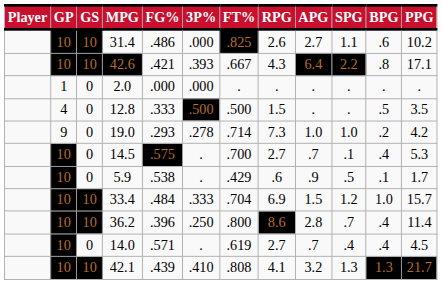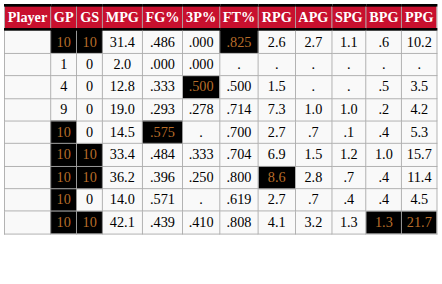- row: (122, 64)
- row: (122, 177)
